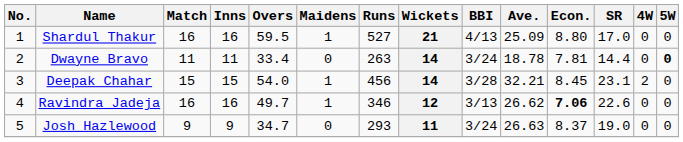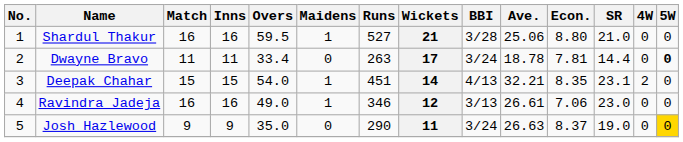(481, 38) 4/13 -> (481, 38) 3/28
(524, 38) 25.09 -> (524, 38) 25.06
(614, 38) 17.0 -> (614, 38) 21.0
(430, 60) 14 -> (430, 60) 17
(379, 82) 456 -> (379, 82) 451
(481, 82) 3/28 -> (481, 82) 4/13
(571, 82) 8.45 -> (571, 82) 8.35
(273, 104) 49.7 -> (273, 104) 49.0
(524, 104) 26.62 -> (524, 104) 26.61
(571, 104) bold -> (571, 104) normal
(614, 104) 22.6 -> (614, 104) 23.0
(273, 126) 34.7 -> (273, 126) 35.0
(379, 126) 293 -> (379, 126) 290
(668, 126) no background -> (668, 126) gold background
